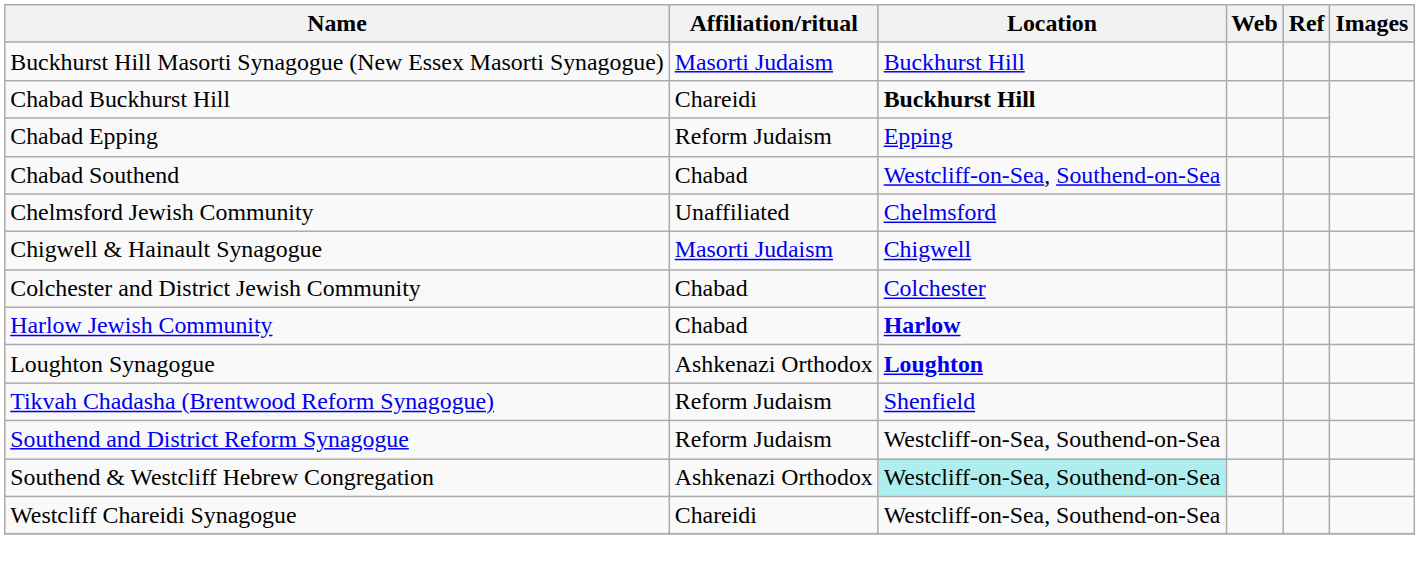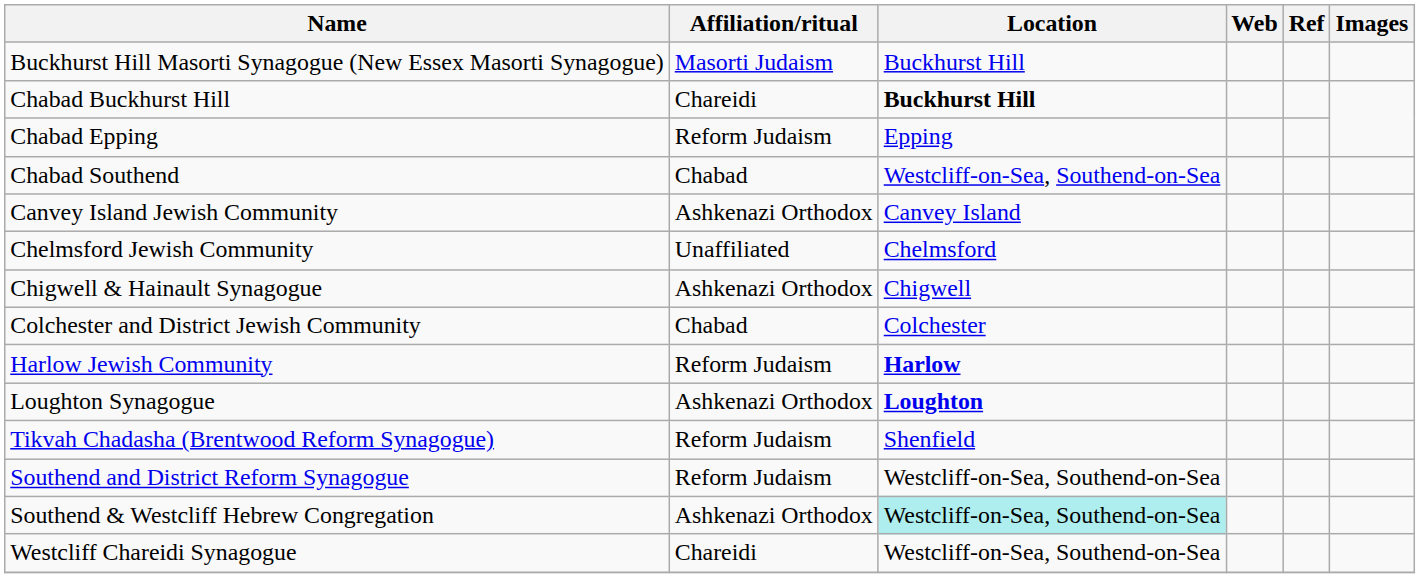+ row: (174, 212)
(754, 250) Masorti Judaism -> (774, 288) Ashkenazi Orthodox
(711, 325) Chabad -> (753, 363) Reform Judaism
